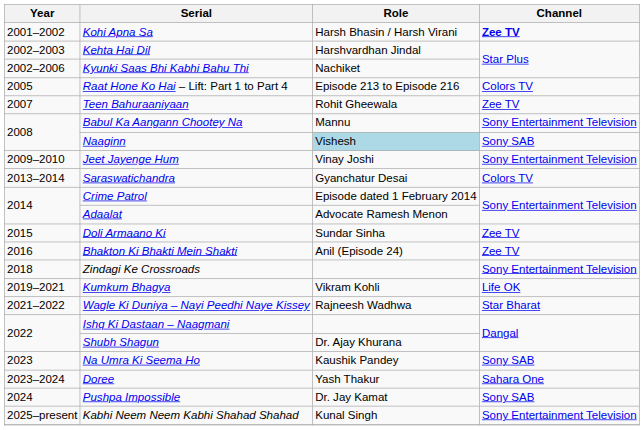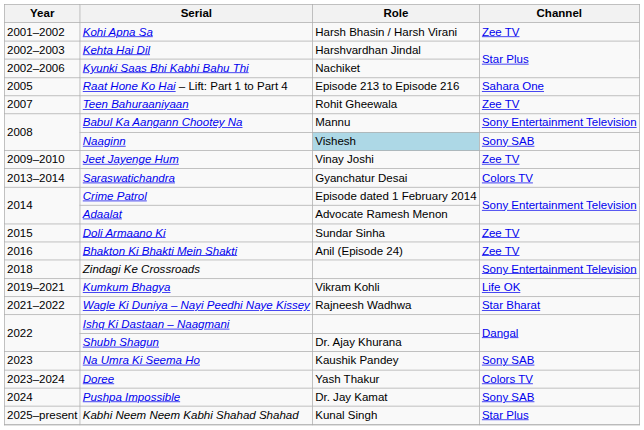(501, 31) bold -> (501, 31) normal
(507, 86) Colors TV -> (513, 86) Sahara One
(559, 159) Sony Entertainment Television -> (501, 159) Zee TV
(513, 379) Sahara One -> (507, 379) Colors TV
(559, 415) Sony Entertainment Television -> (505, 415) Star Plus
